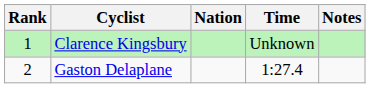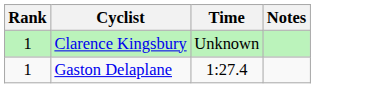- column: (218, 17)
(28, 69) 2 -> (28, 69) 1
